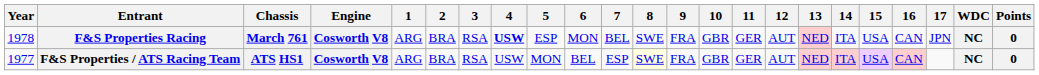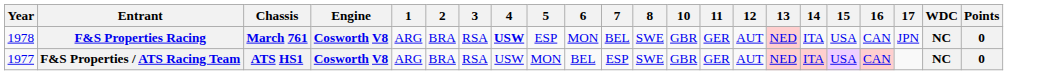- column: (683, 15)
(650, 59) lightyellow background -> (650, 59) no background
